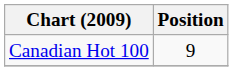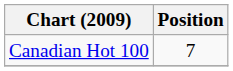(191, 50) 9 -> (191, 50) 7
